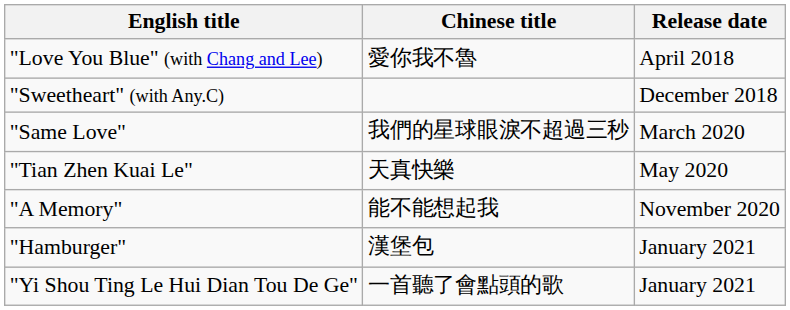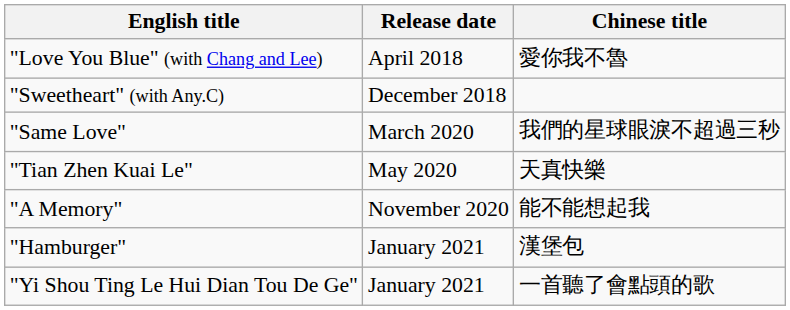columns swapped: (499, 21) <-> (710, 21)
